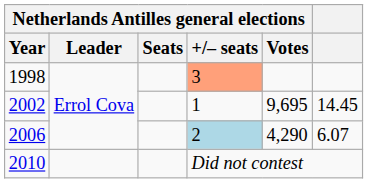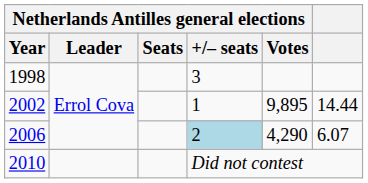(196, 76) lightsalmon background -> (196, 76) no background
(287, 105) 9,695 -> (287, 105) 9,895
(337, 105) 14.45 -> (337, 105) 14.44
